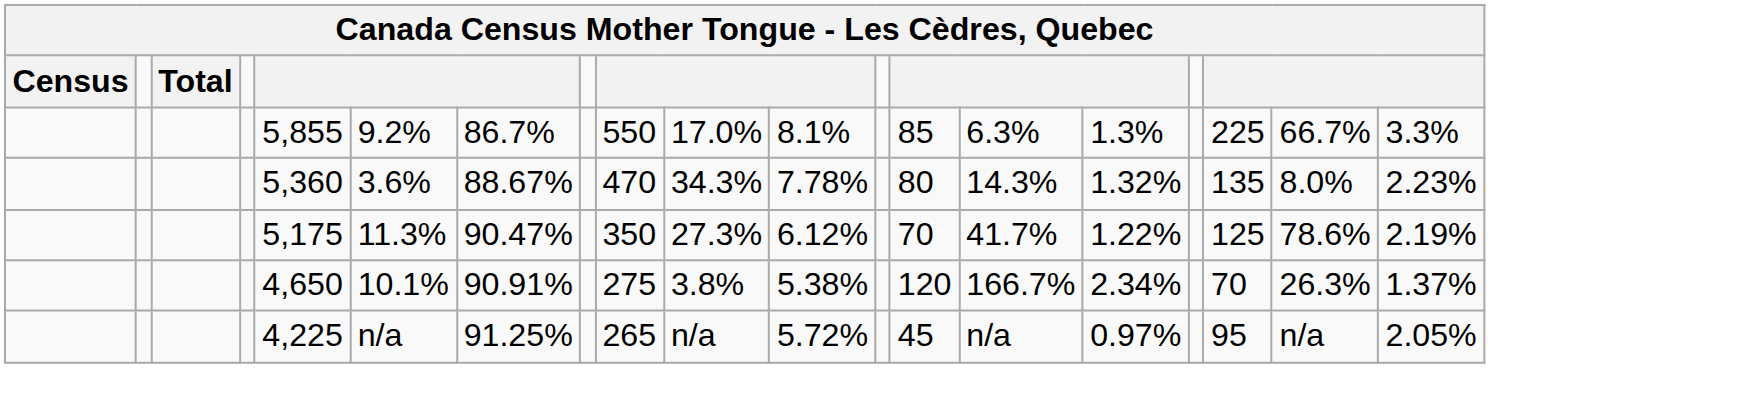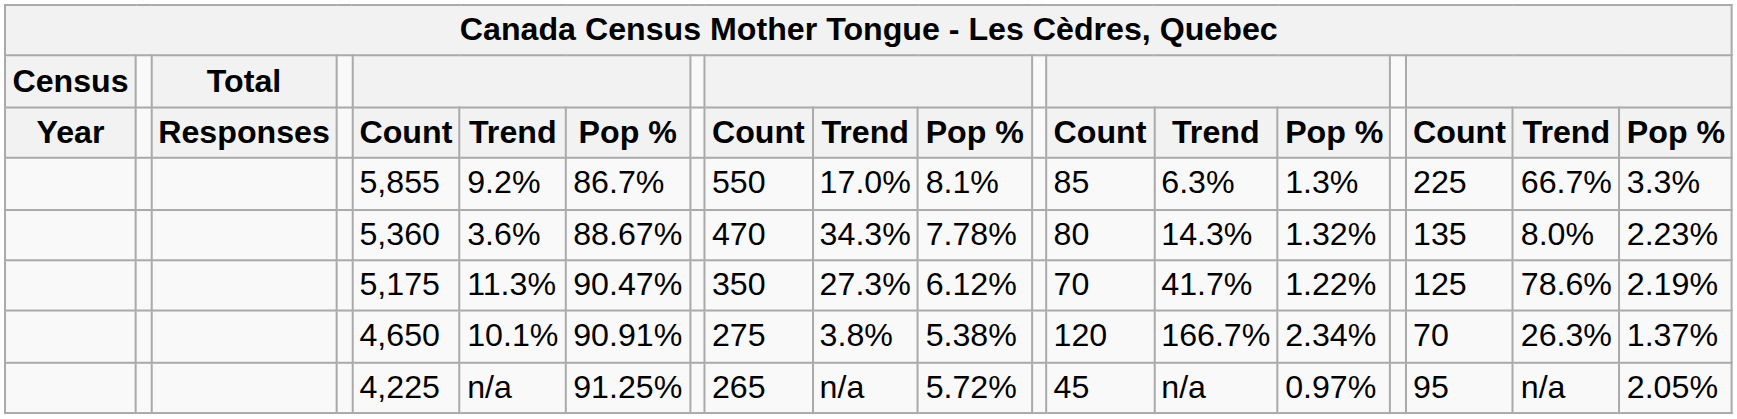+ row: (70, 132)
